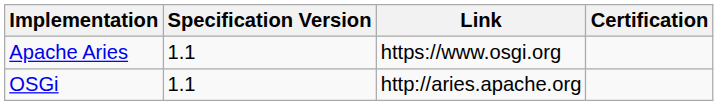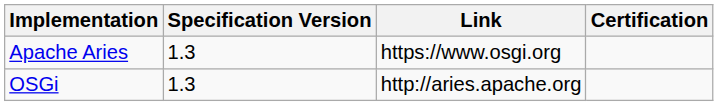(182, 52) 1.1 -> (182, 52) 1.3
(182, 84) 1.1 -> (182, 84) 1.3
